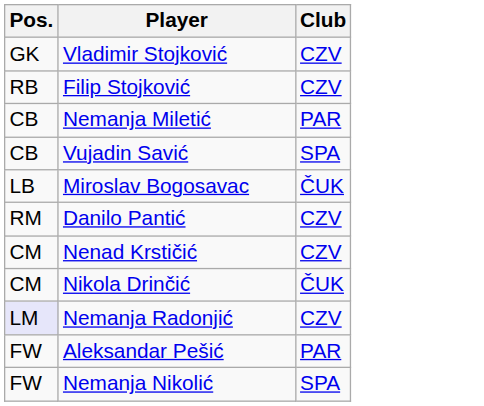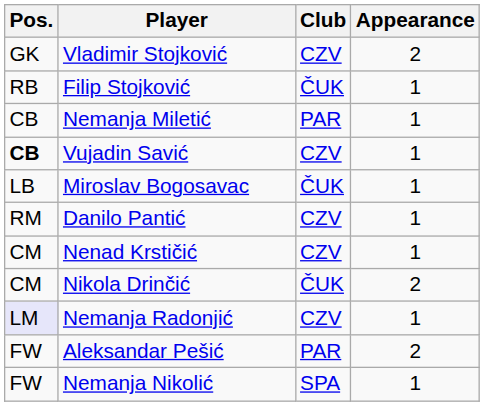+ column: (415, 20)
(321, 86) CZV -> (322, 86) ČUK
(24, 152) normal -> (24, 152) bold
(320, 152) SPA -> (321, 152) CZV
